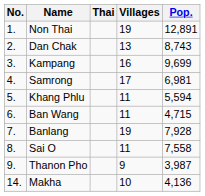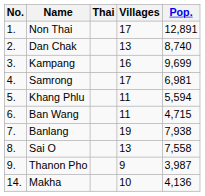(125, 30) 19 -> (125, 30) 17
(178, 47) 8,743 -> (178, 47) 8,740
(178, 132) 7,928 -> (178, 132) 7,938
(125, 149) 11 -> (125, 149) 13
